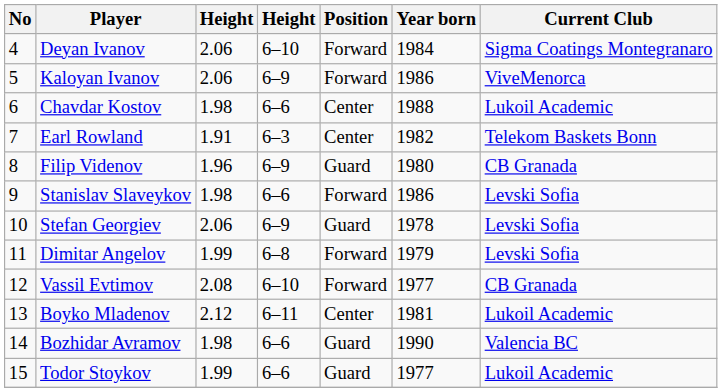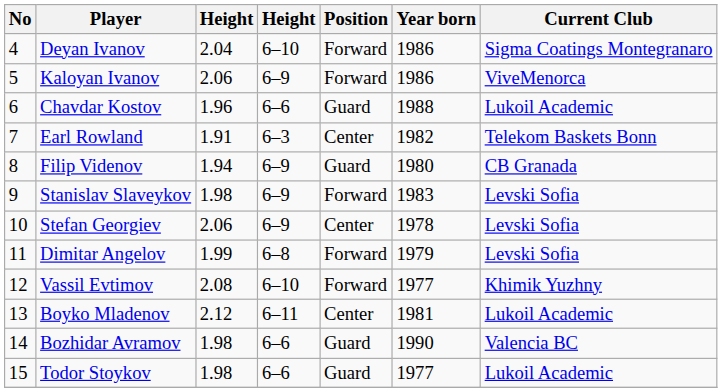(216, 48) 2.06 -> (216, 48) 2.04
(415, 48) 1984 -> (415, 48) 1986
(216, 107) 1.98 -> (216, 107) 1.96
(349, 107) Center -> (347, 107) Guard
(216, 166) 1.96 -> (216, 166) 1.94
(276, 195) 6–6 -> (276, 195) 6–9
(415, 195) 1986 -> (415, 195) 1983
(347, 225) Guard -> (349, 225) Center
(531, 284) CB Granada -> (543, 284) Khimik Yuzhny
(216, 372) 1.99 -> (216, 372) 1.98
